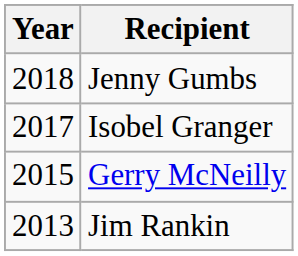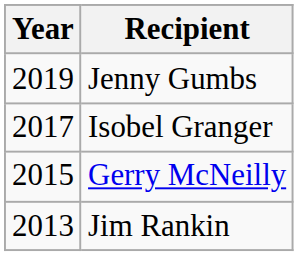(43, 77) 2018 -> (43, 77) 2019
